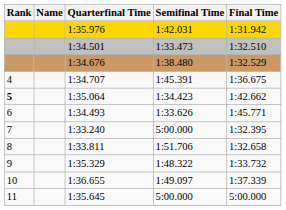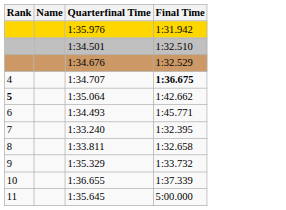- column: (190, 12)
(248, 79) normal -> (175, 79) bold
